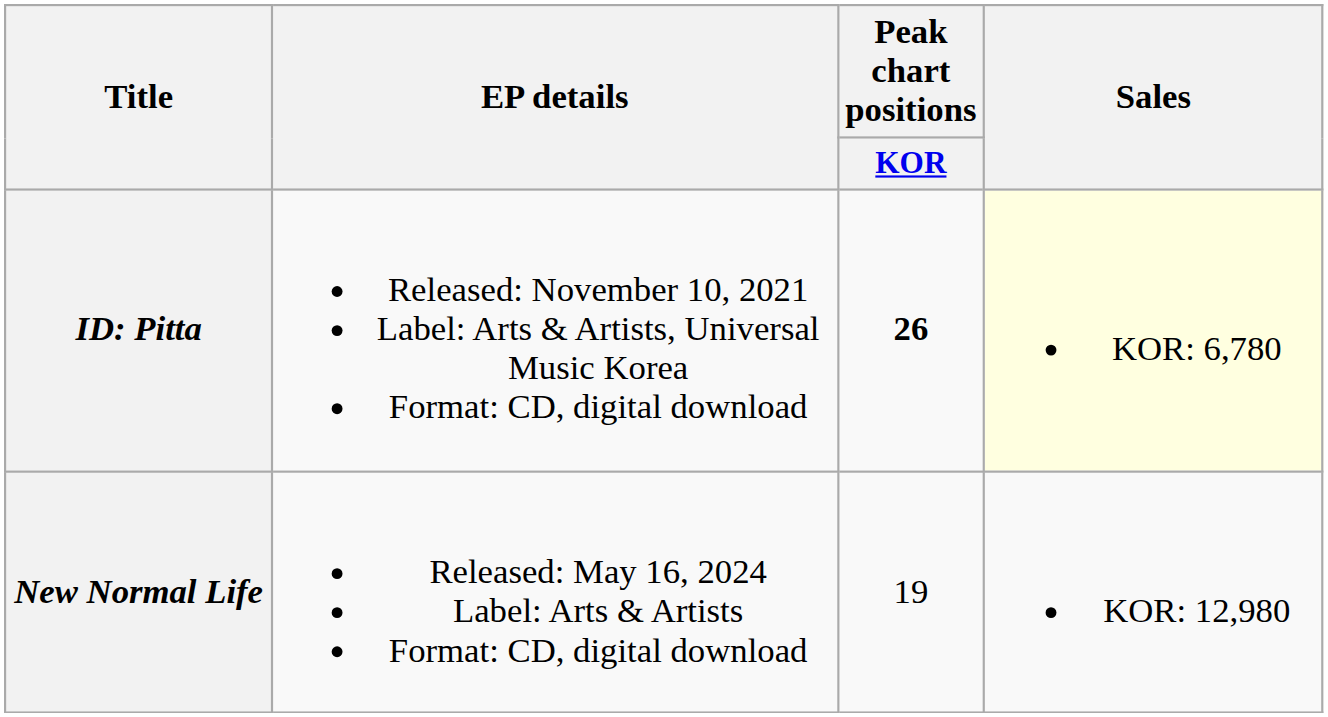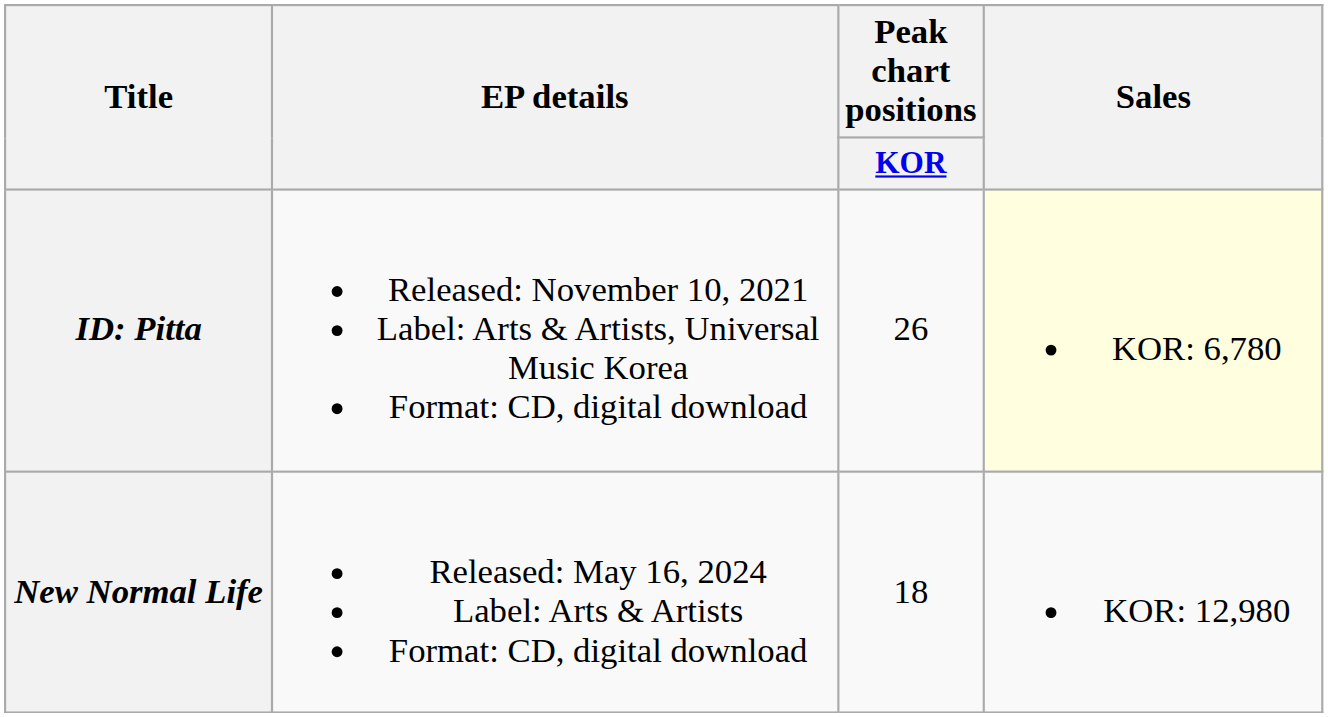(911, 329) bold -> (911, 329) normal
(911, 590) 19 -> (911, 590) 18
